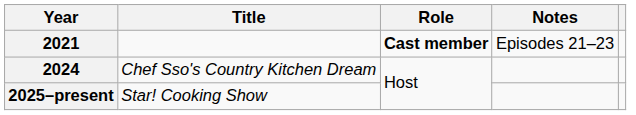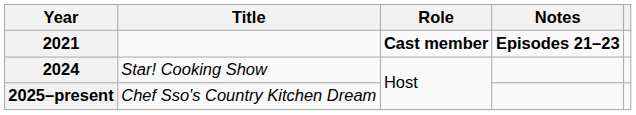(555, 43) normal -> (558, 43) bold
(249, 69) Chef Sso's Country Kitchen Dream -> (194, 69) Star! Cooking Show
(194, 95) Star! Cooking Show -> (249, 95) Chef Sso's Country Kitchen Dream
